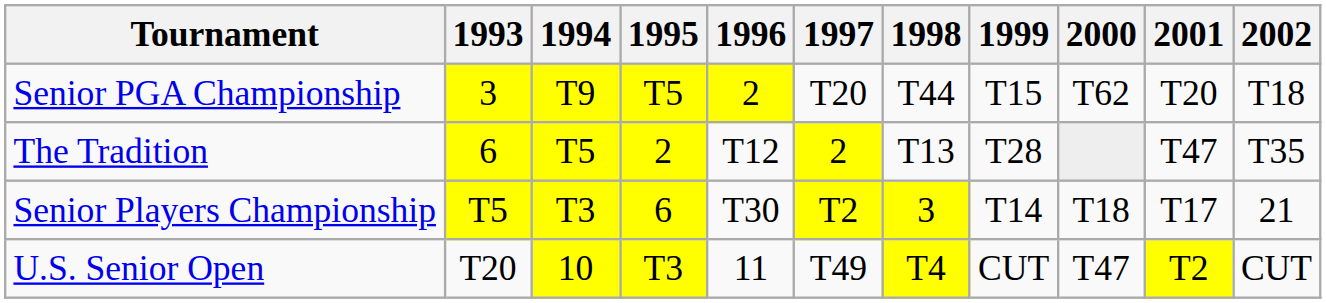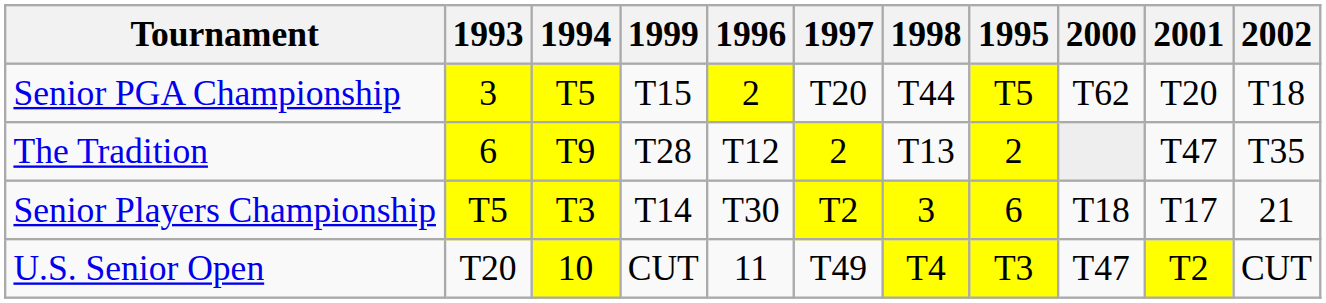columns swapped: (663, 34) <-> (1014, 34)
(576, 92) T9 -> (576, 92) T5
(576, 151) T5 -> (576, 151) T9
